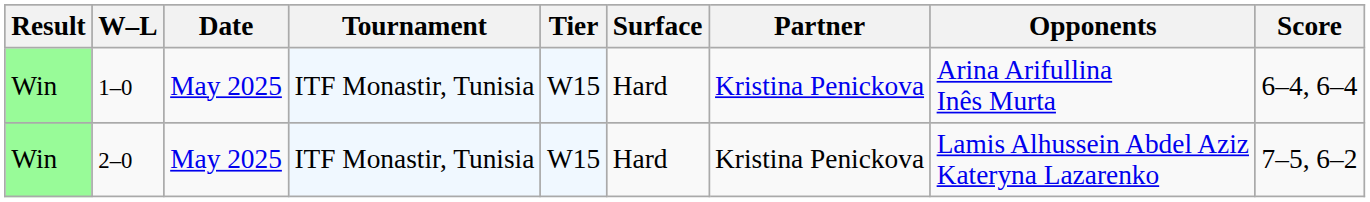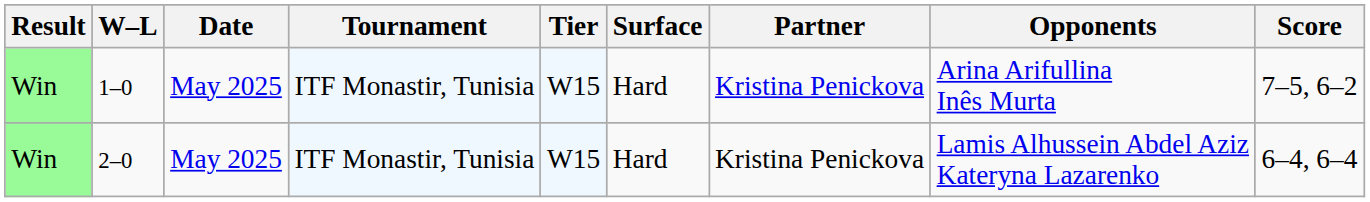(1309, 84) 6–4, 6–4 -> (1309, 84) 7–5, 6–2
(1309, 159) 7–5, 6–2 -> (1309, 159) 6–4, 6–4
